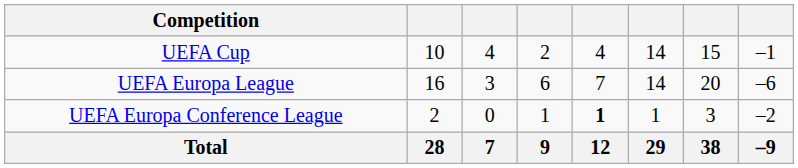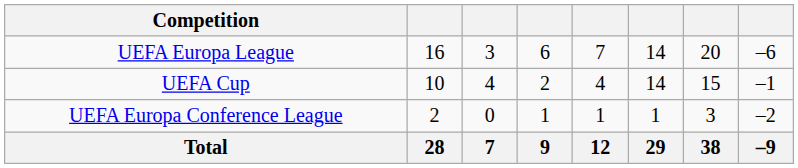rows swapped: (206, 52) <-> (206, 83)
(600, 115) bold -> (600, 115) normal
